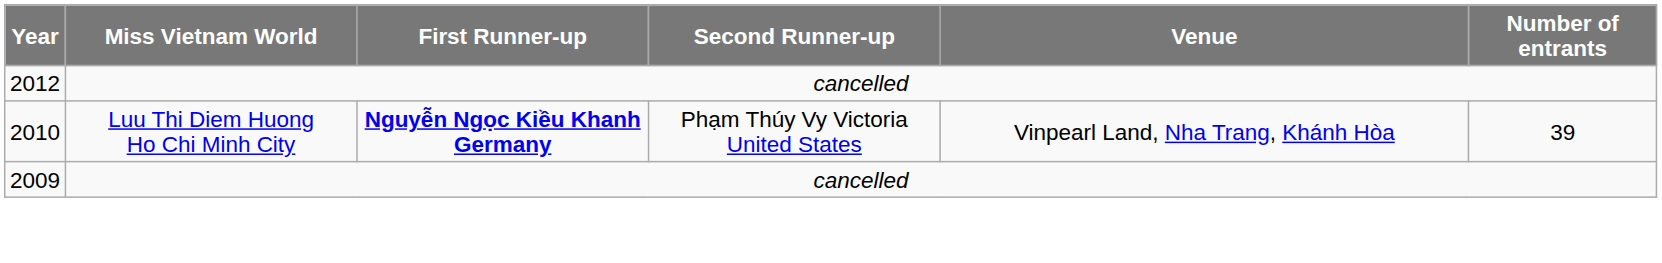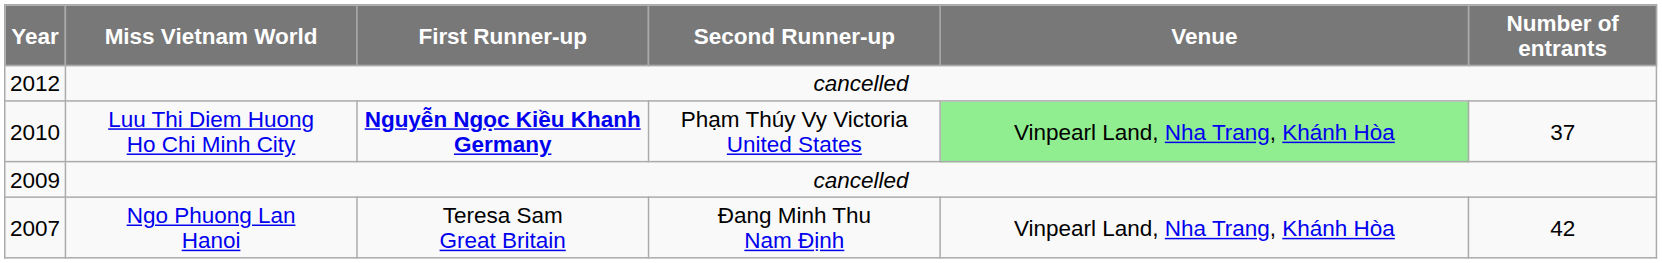(1204, 132) no background -> (1204, 132) lightgreen background
(1563, 132) 39 -> (1563, 132) 37
+ row: (35, 228)
